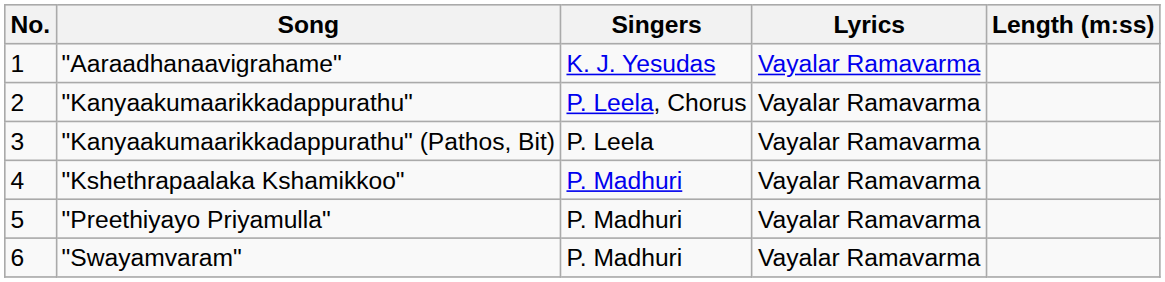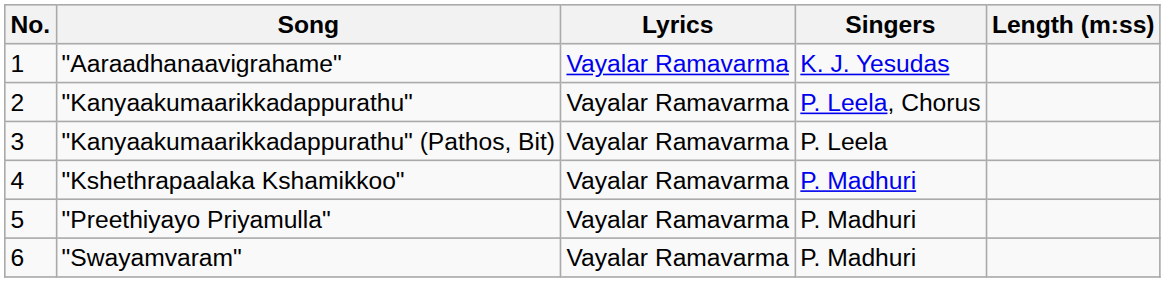columns swapped: (657, 24) <-> (869, 24)
